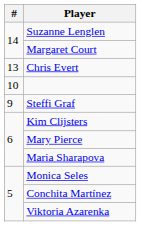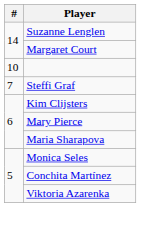- row: (52, 67)
(10, 103) 9 -> (10, 85) 7
